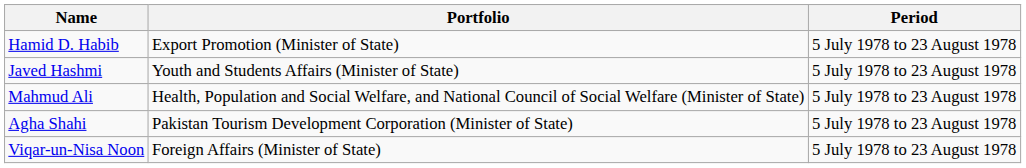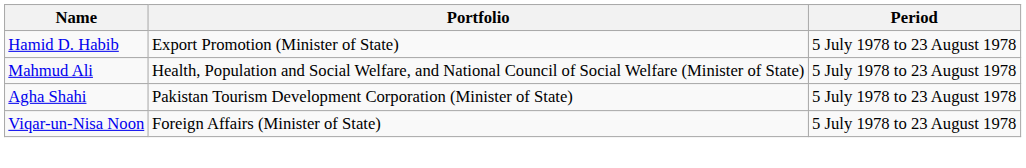- row: (55, 70)
